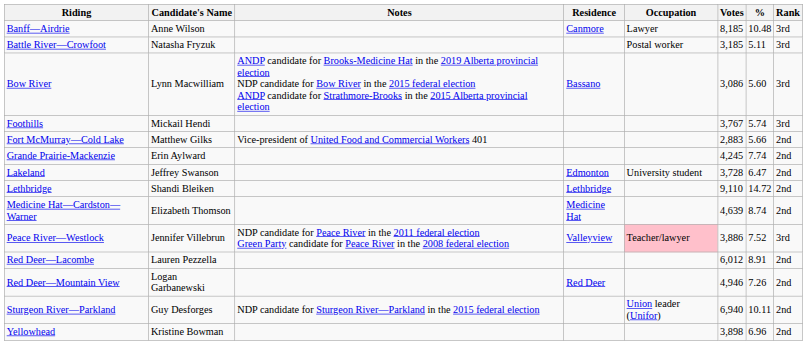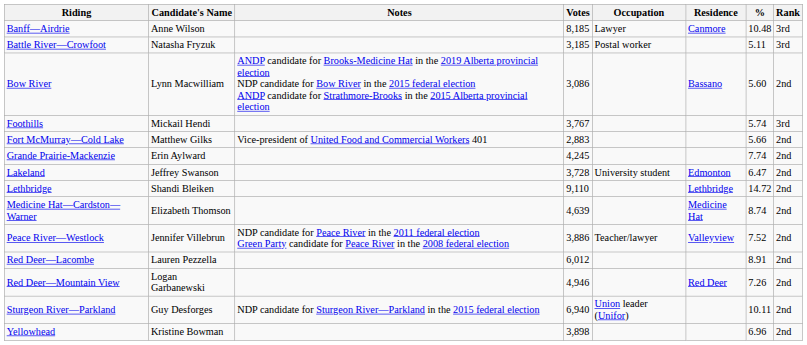columns swapped: (594, 12) <-> (732, 12)
(783, 84) 3rd -> (784, 84) 2nd
(658, 238) pink background -> (626, 238) no background
(783, 238) 3rd -> (784, 238) 2nd
